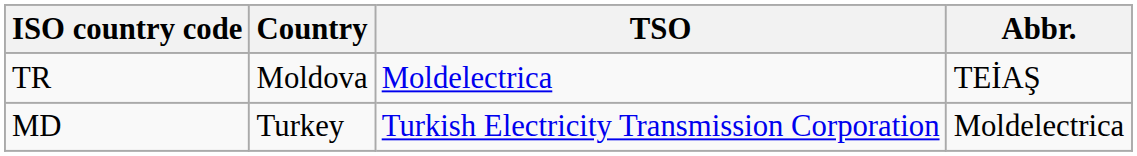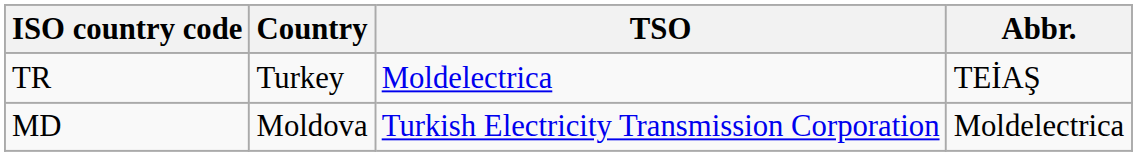(312, 77) Moldova -> (300, 77) Turkey
(300, 126) Turkey -> (312, 126) Moldova
